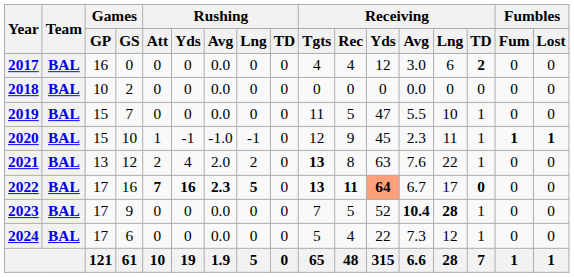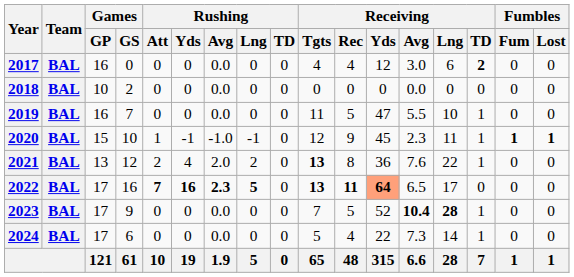(101, 114) 15 -> (101, 114) 16
(383, 162) 63 -> (383, 162) 36
(416, 187) 6.7 -> (416, 187) 6.5
(481, 187) bold -> (481, 187) normal
(450, 235) 12 -> (450, 235) 14
